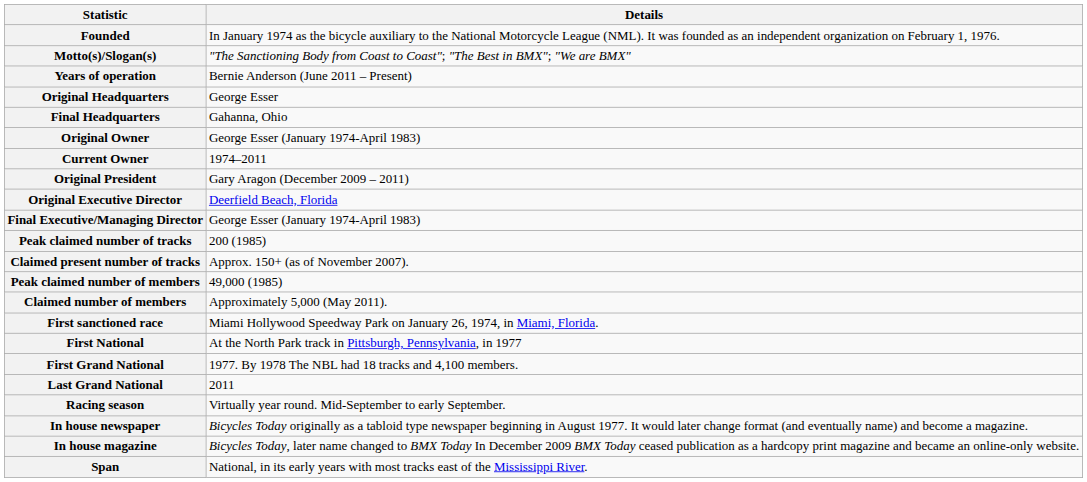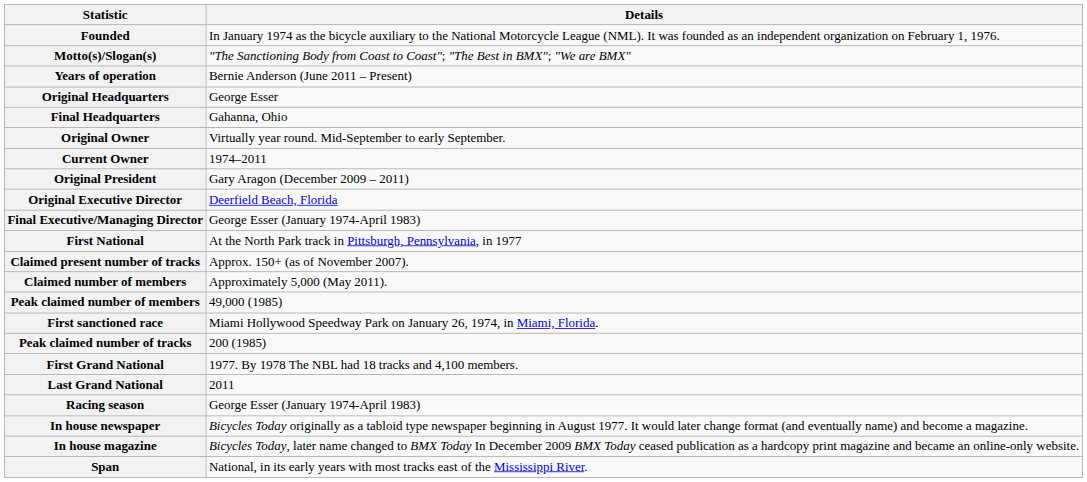(315, 138) George Esser (January 1974-April 1983) -> (357, 138) Virtually year round. Mid-September to early September.
rows swapped: (105, 240) <-> (105, 343)
rows swapped: (105, 281) <-> (105, 302)
(357, 405) Virtually year round. Mid-September to early September. -> (315, 405) George Esser (January 1974-April 1983)
